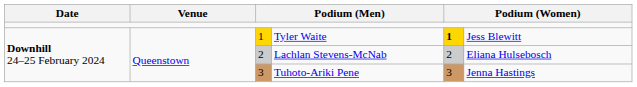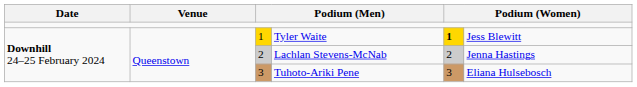(509, 54) Eliana Hulsebosch -> (501, 54) Jenna Hastings
(501, 72) Jenna Hastings -> (509, 72) Eliana Hulsebosch
